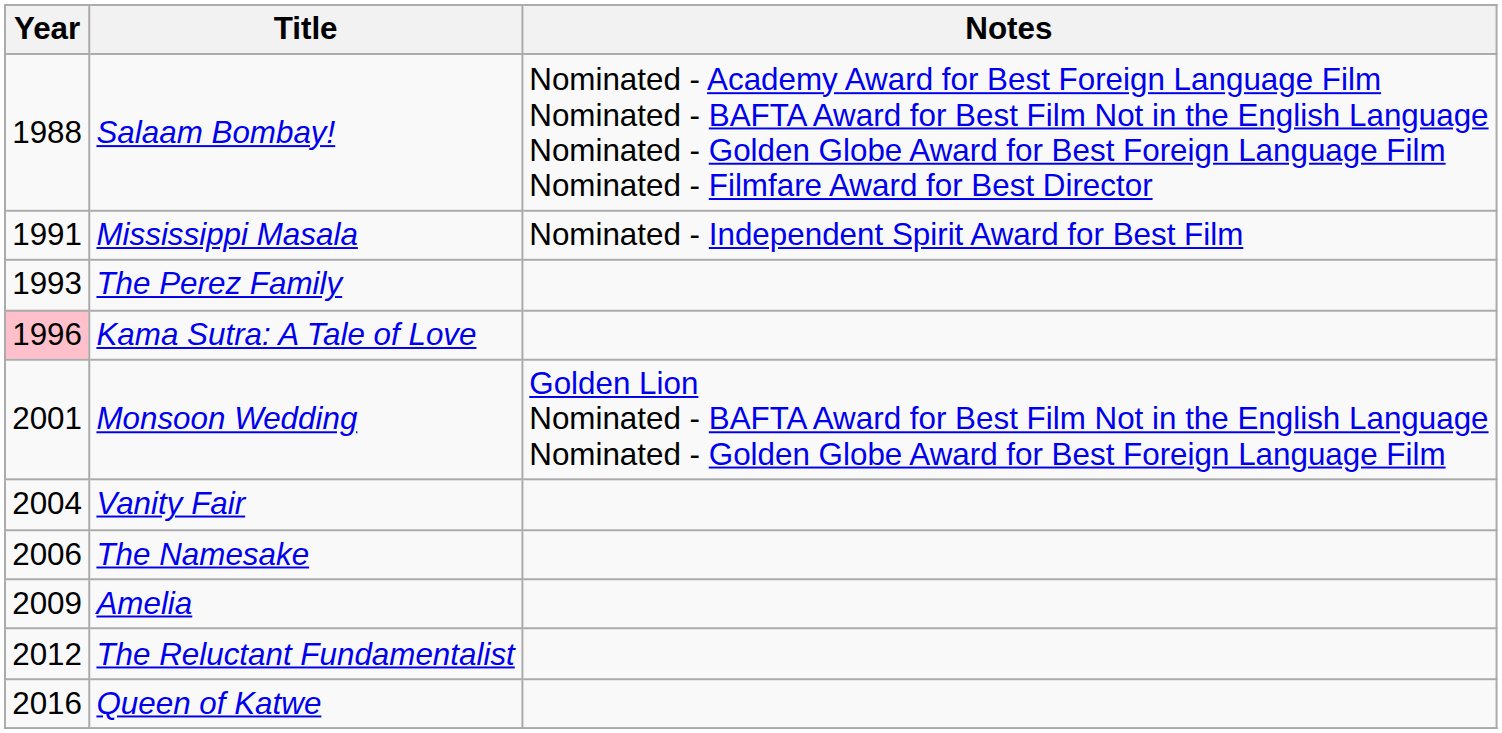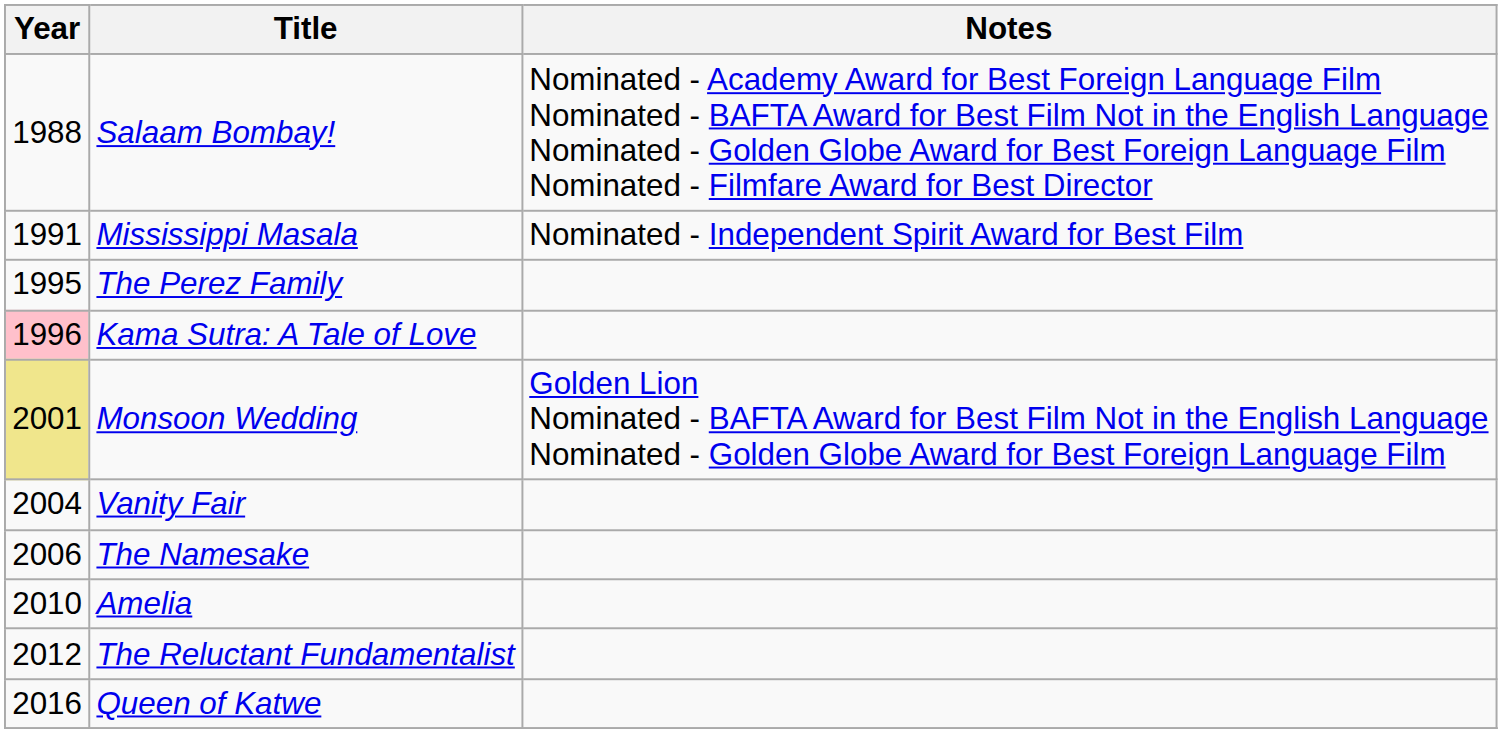(47, 284) 1993 -> (47, 284) 1995
(47, 419) no background -> (47, 419) khaki background
(47, 603) 2009 -> (47, 603) 2010
